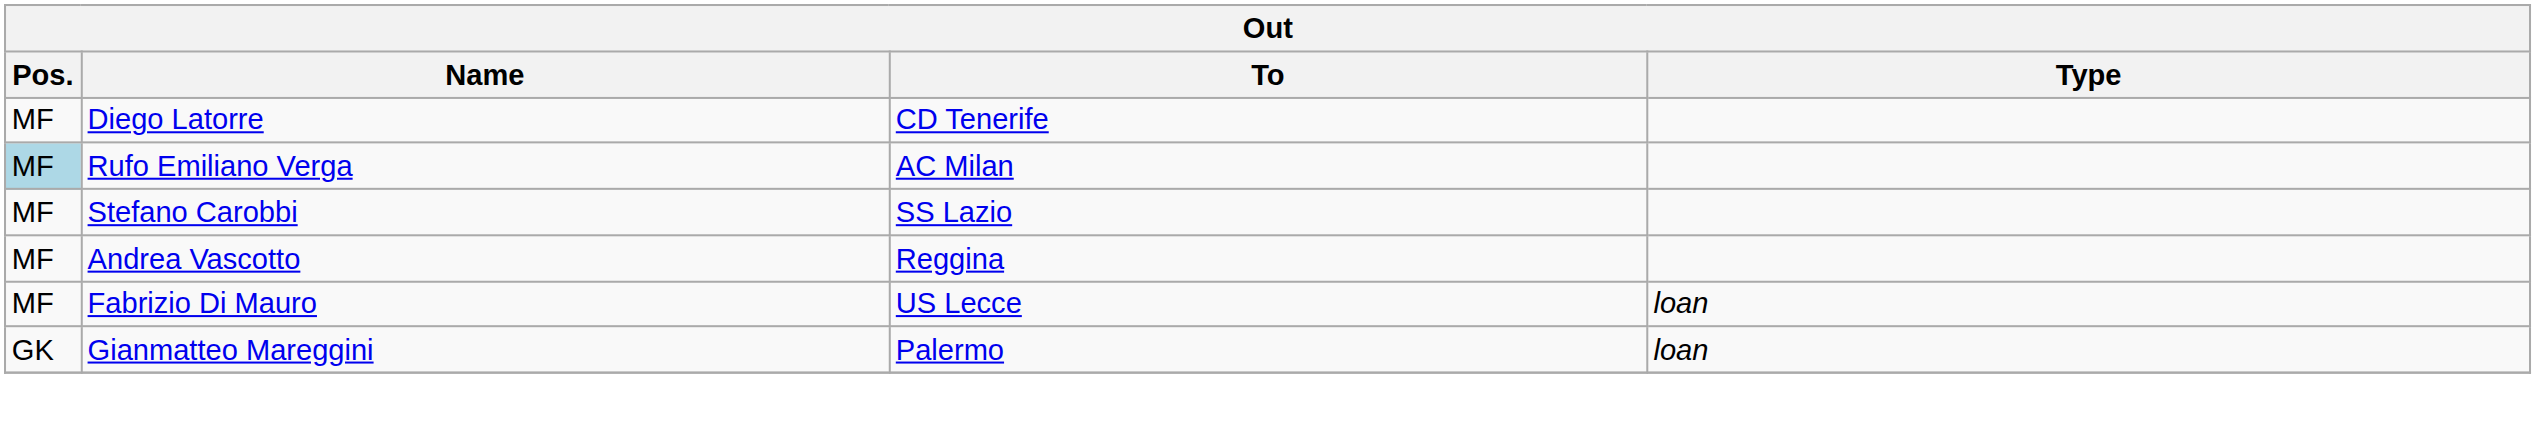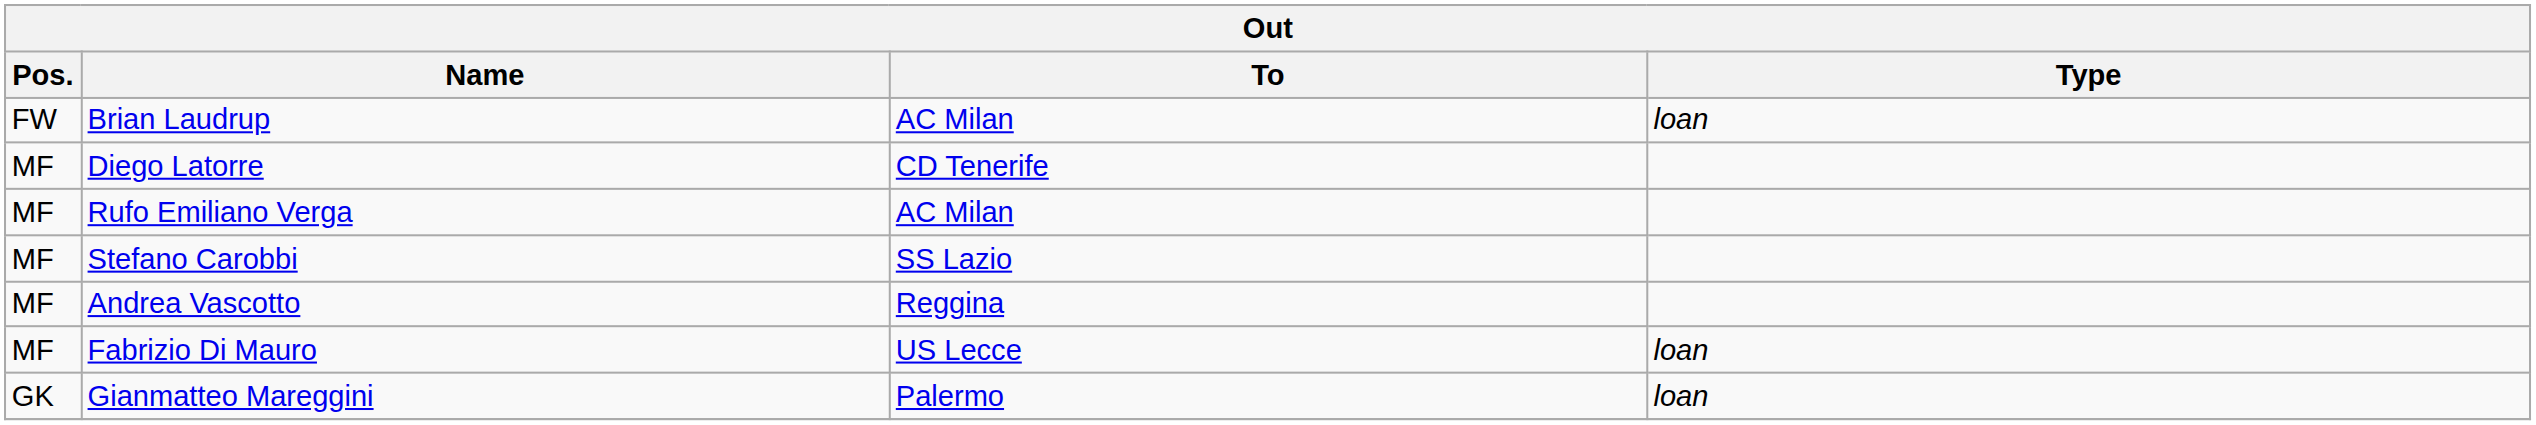+ row: (179, 120)
(33, 166) lightblue background -> (33, 212) no background
